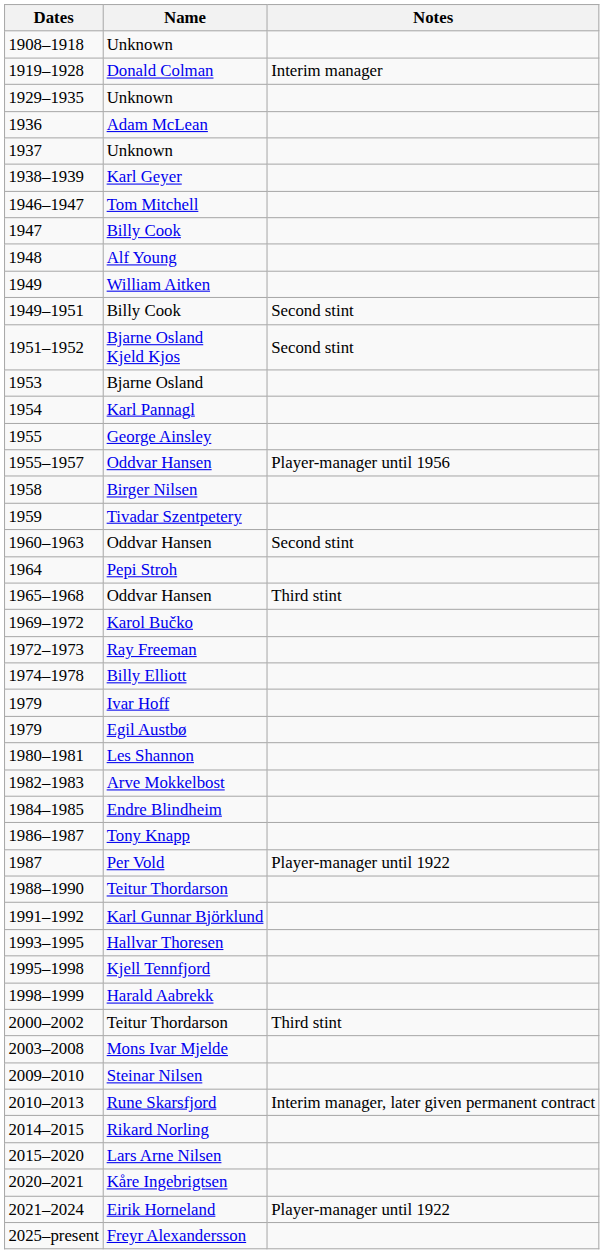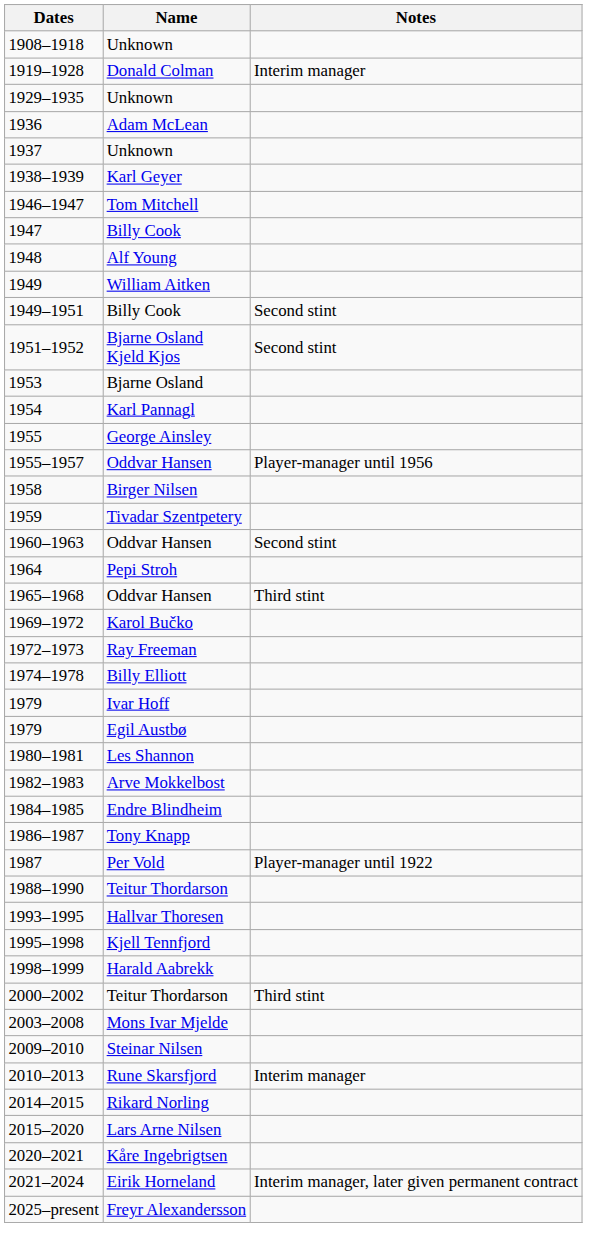- row: (46, 915)
(433, 1102) Interim manager, later given permanent contract -> (310, 1075) Interim manager
(361, 1209) Player-manager until 1922 -> (416, 1182) Interim manager, later given permanent contract
